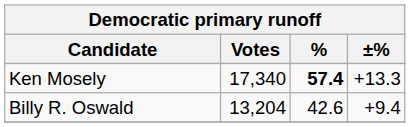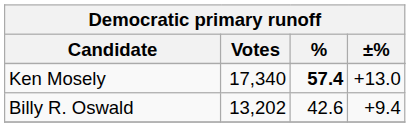(377, 79) +13.3 -> (377, 79) +13.0
(258, 108) 13,204 -> (258, 108) 13,202
